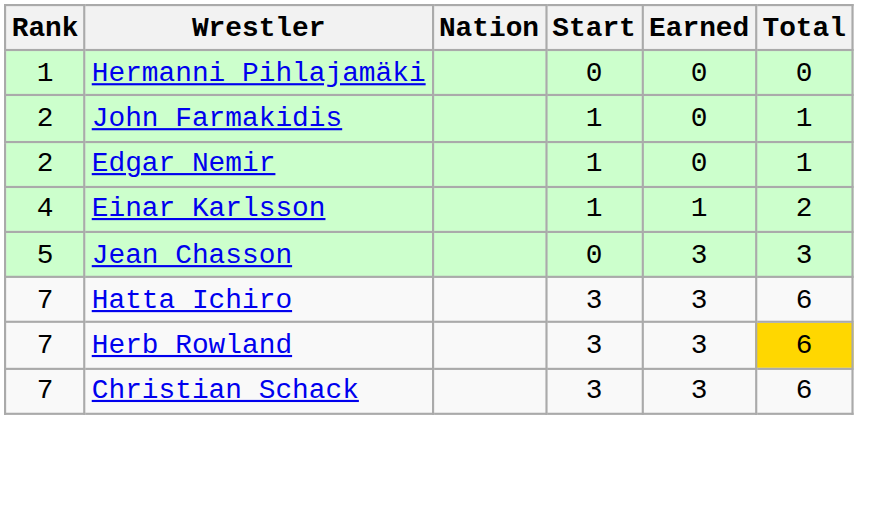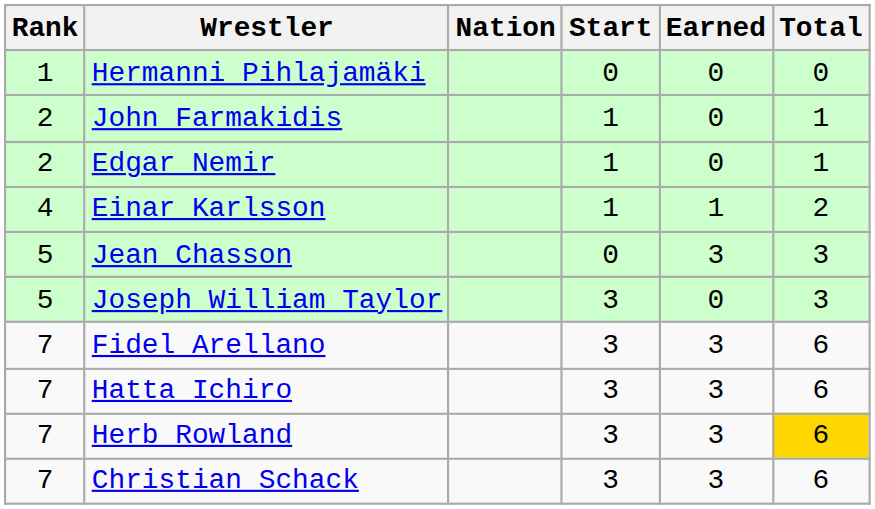+ row: (267, 300)
+ row: (209, 345)
